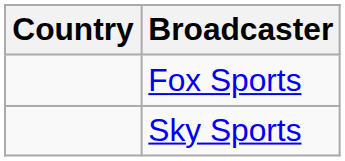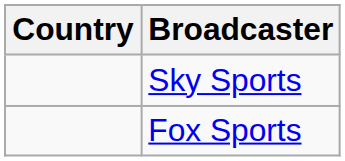rows swapped: (225, 130) <-> (225, 79)
